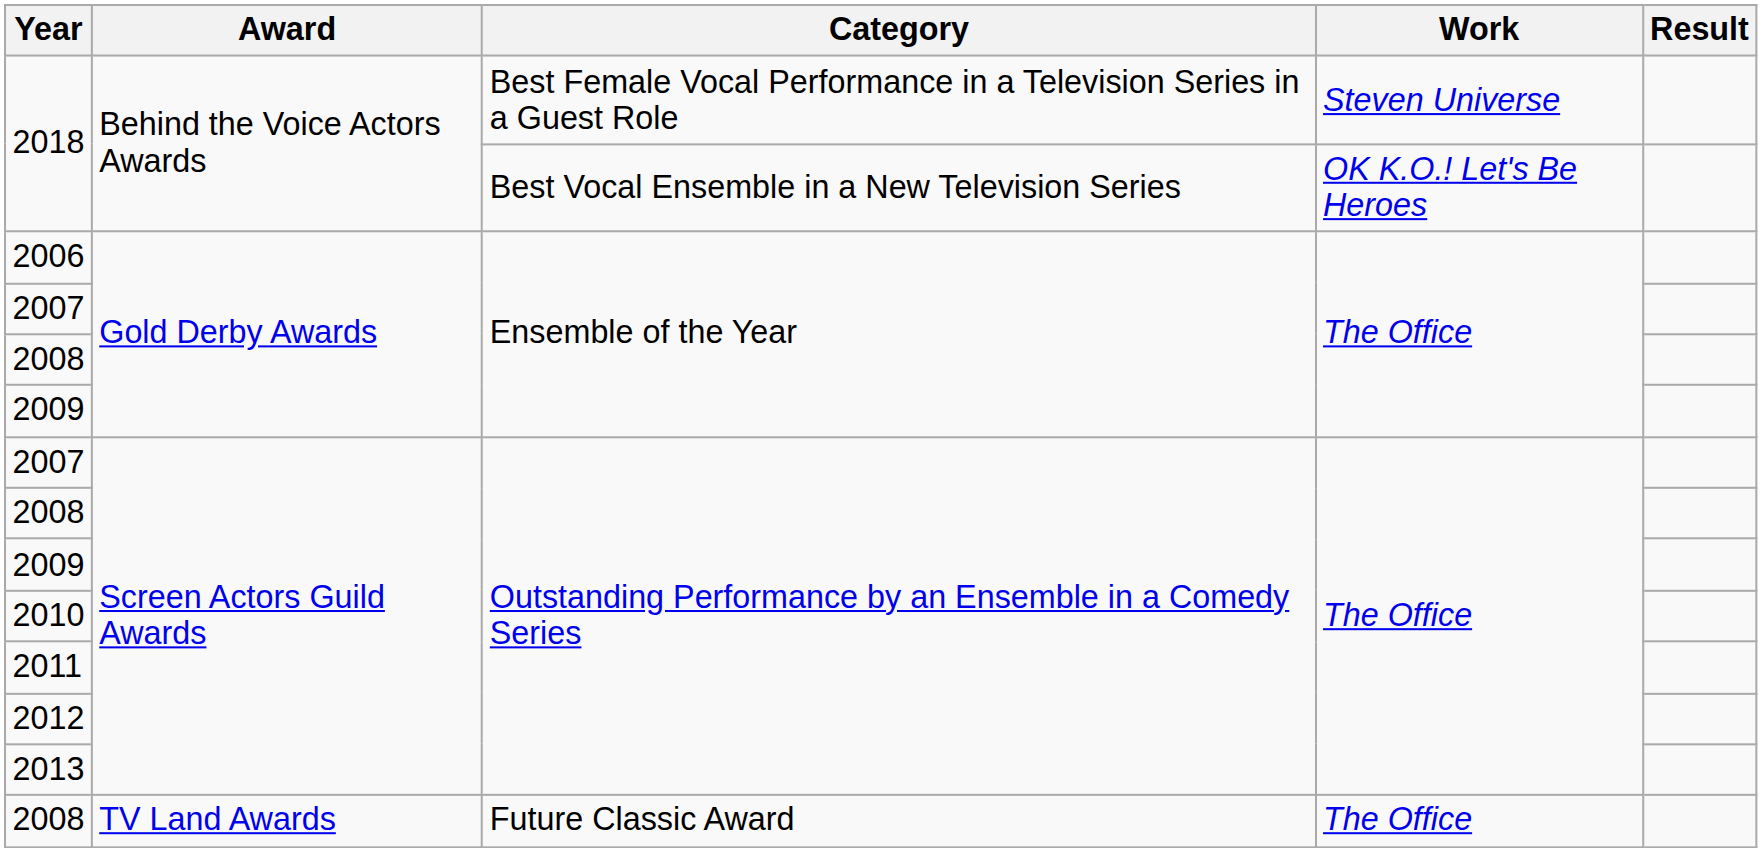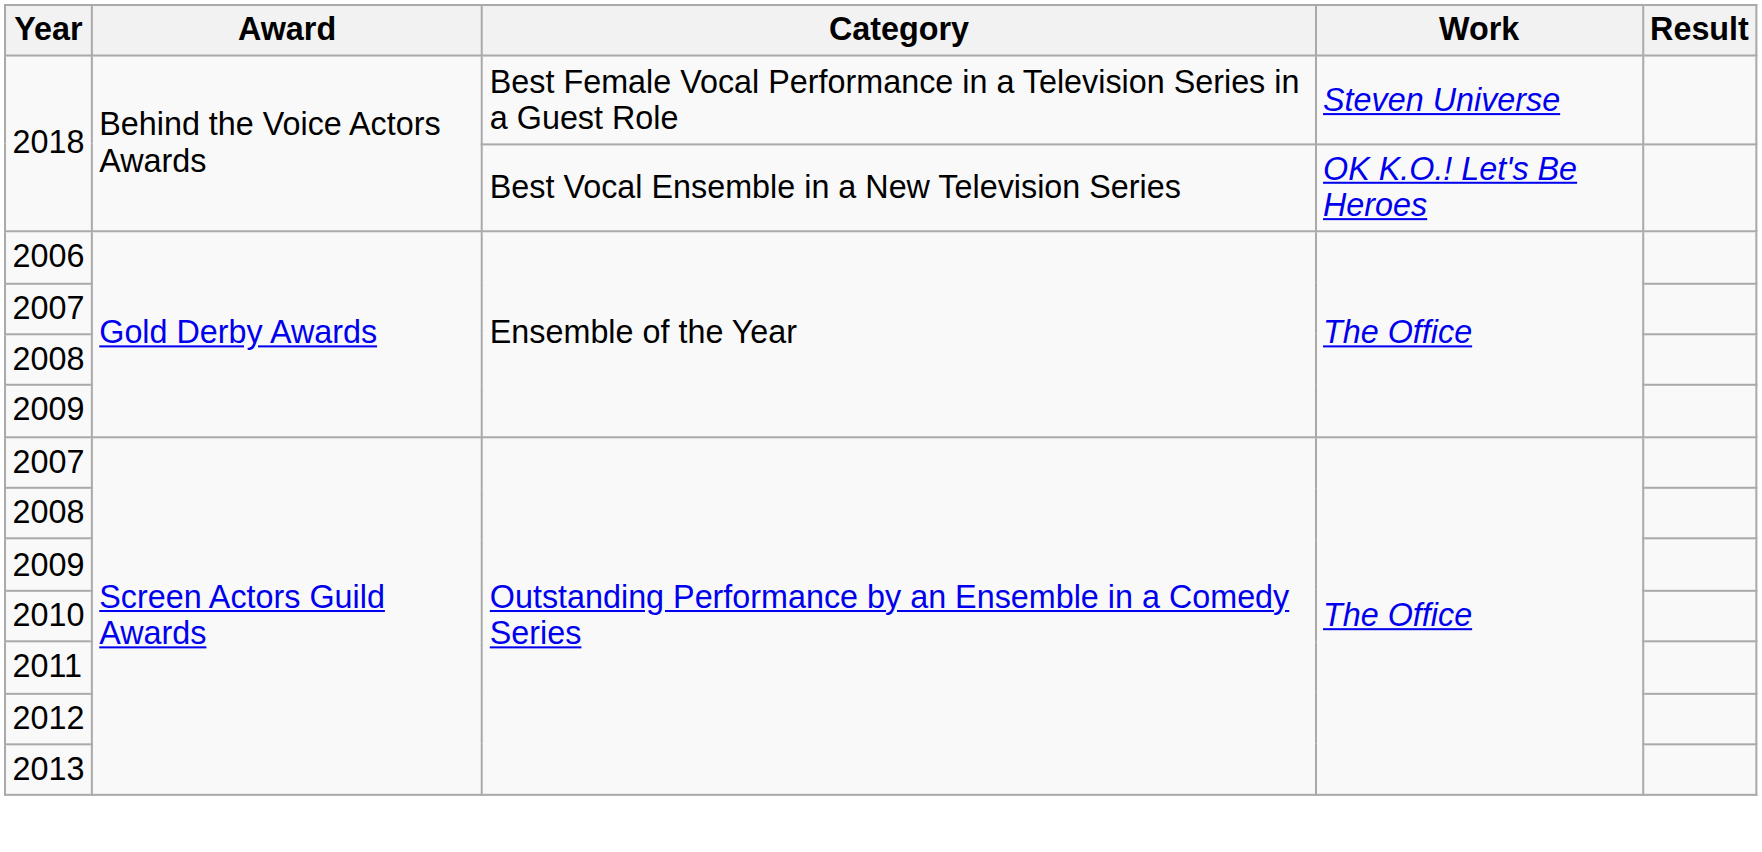- row: (48, 820)
